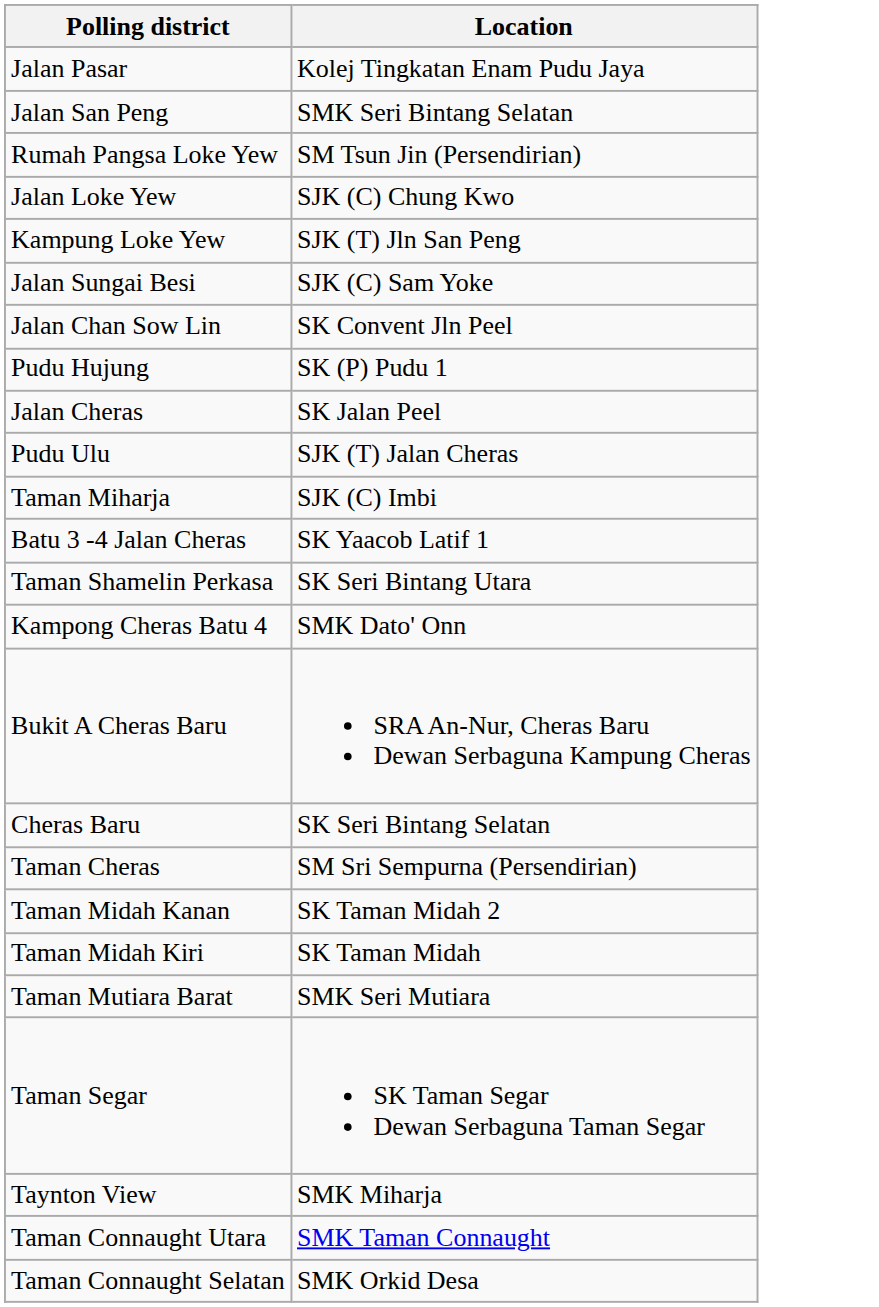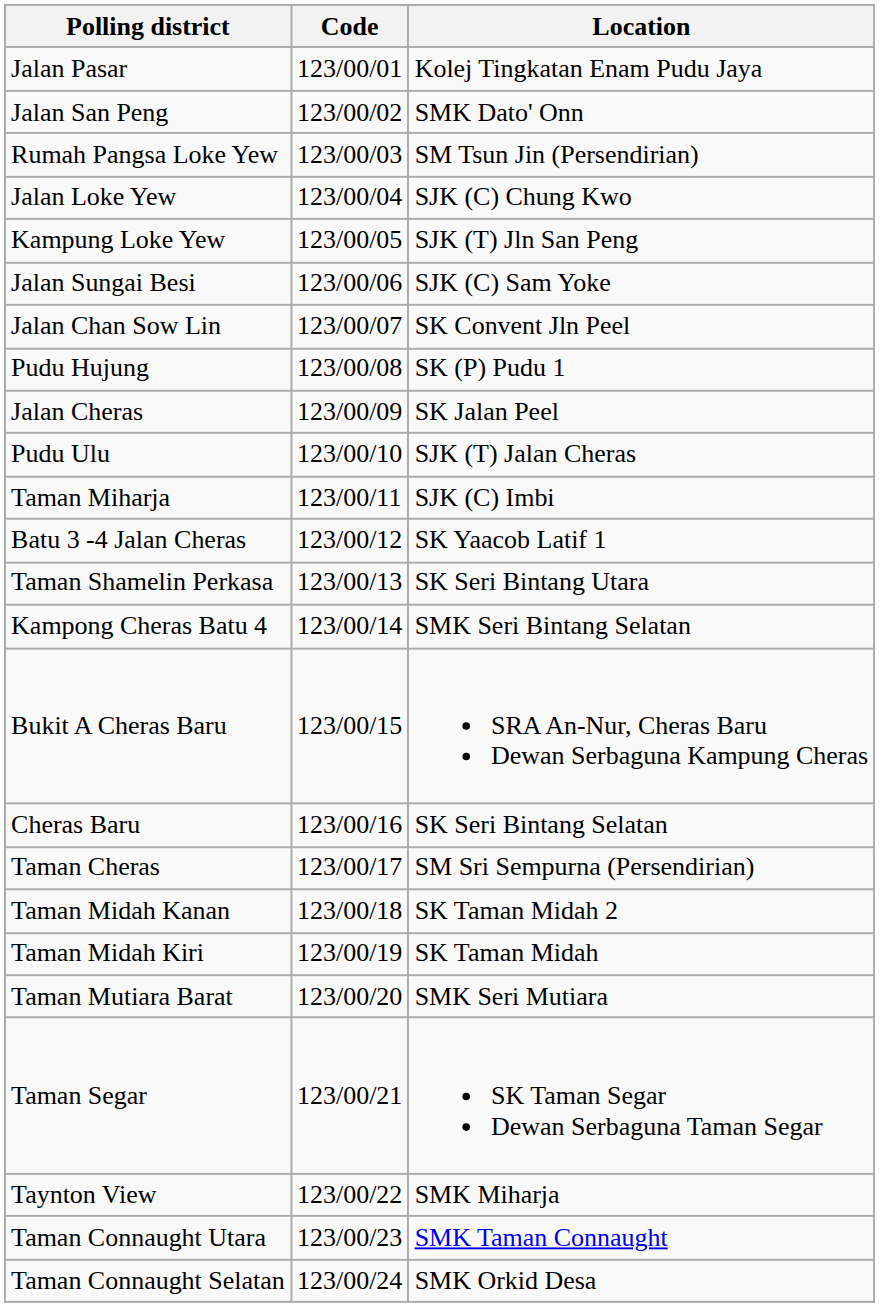+ column: (350, 25)
(435, 111) SMK Seri Bintang Selatan -> (499, 111) SMK Dato' Onn
(382, 625) SMK Dato' Onn -> (553, 625) SMK Seri Bintang Selatan
